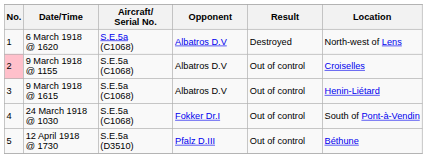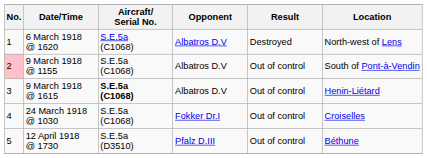(345, 67) Croiselles -> (372, 67) South of Pont-à-Vendin
(117, 92) normal -> (117, 92) bold
(372, 116) South of Pont-à-Vendin -> (345, 116) Croiselles
